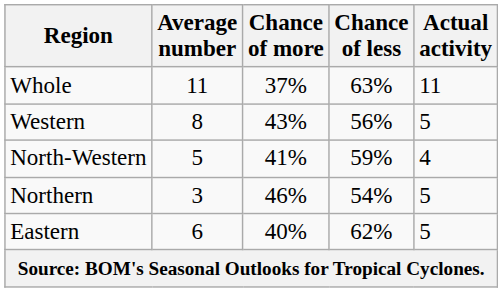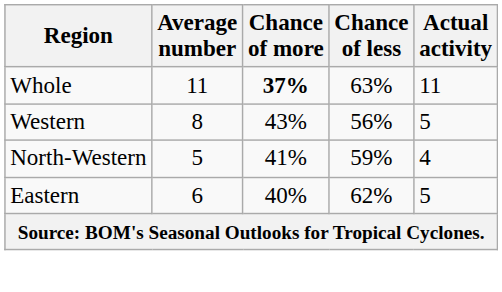(286, 85) normal -> (286, 85) bold
- row: (52, 194)
